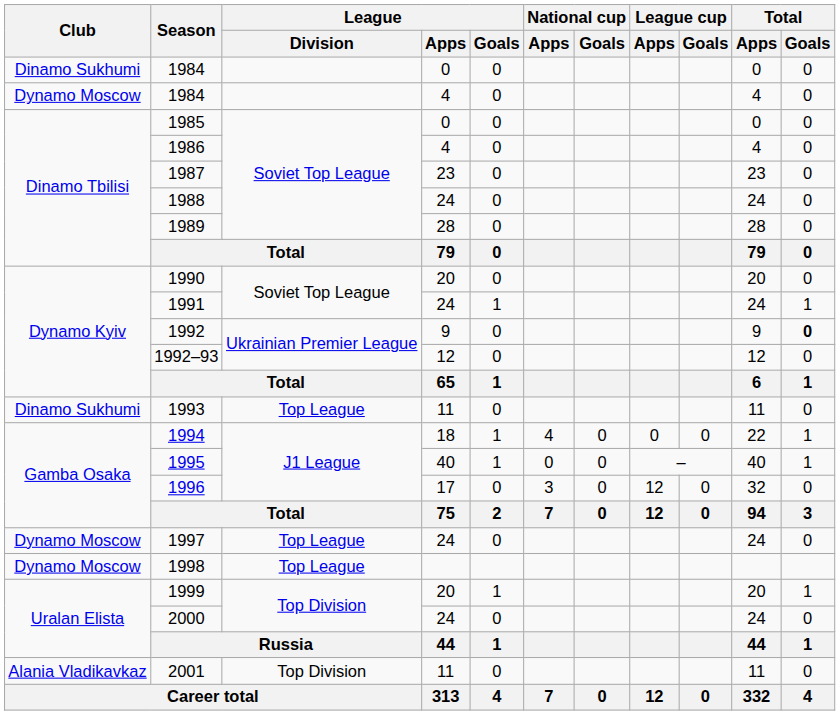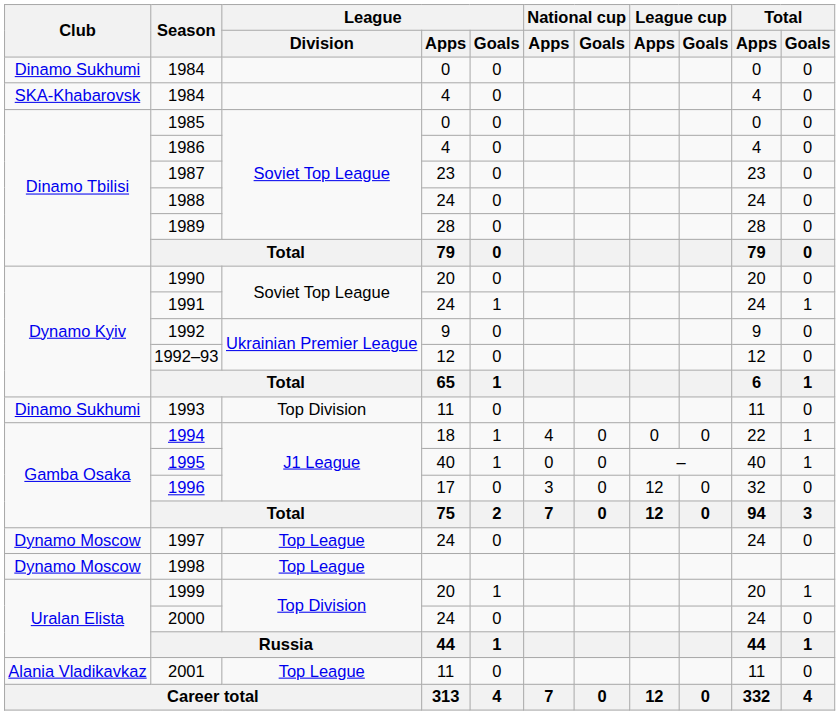(77, 95) Dynamo Moscow -> (77, 95) SKA-Khabarovsk
(808, 331) bold -> (808, 331) normal
(322, 409) Top League -> (322, 409) Top Division
(322, 670) Top Division -> (322, 670) Top League
